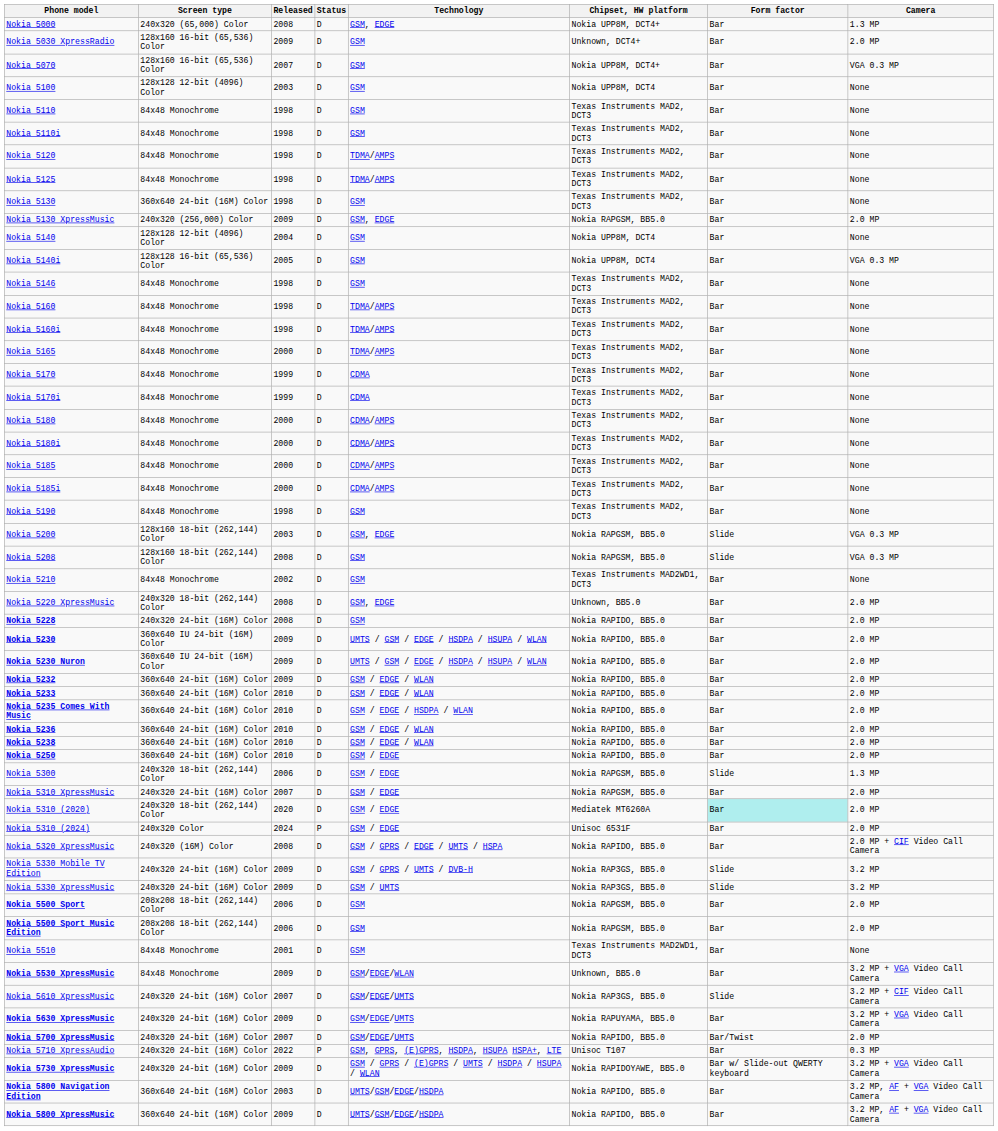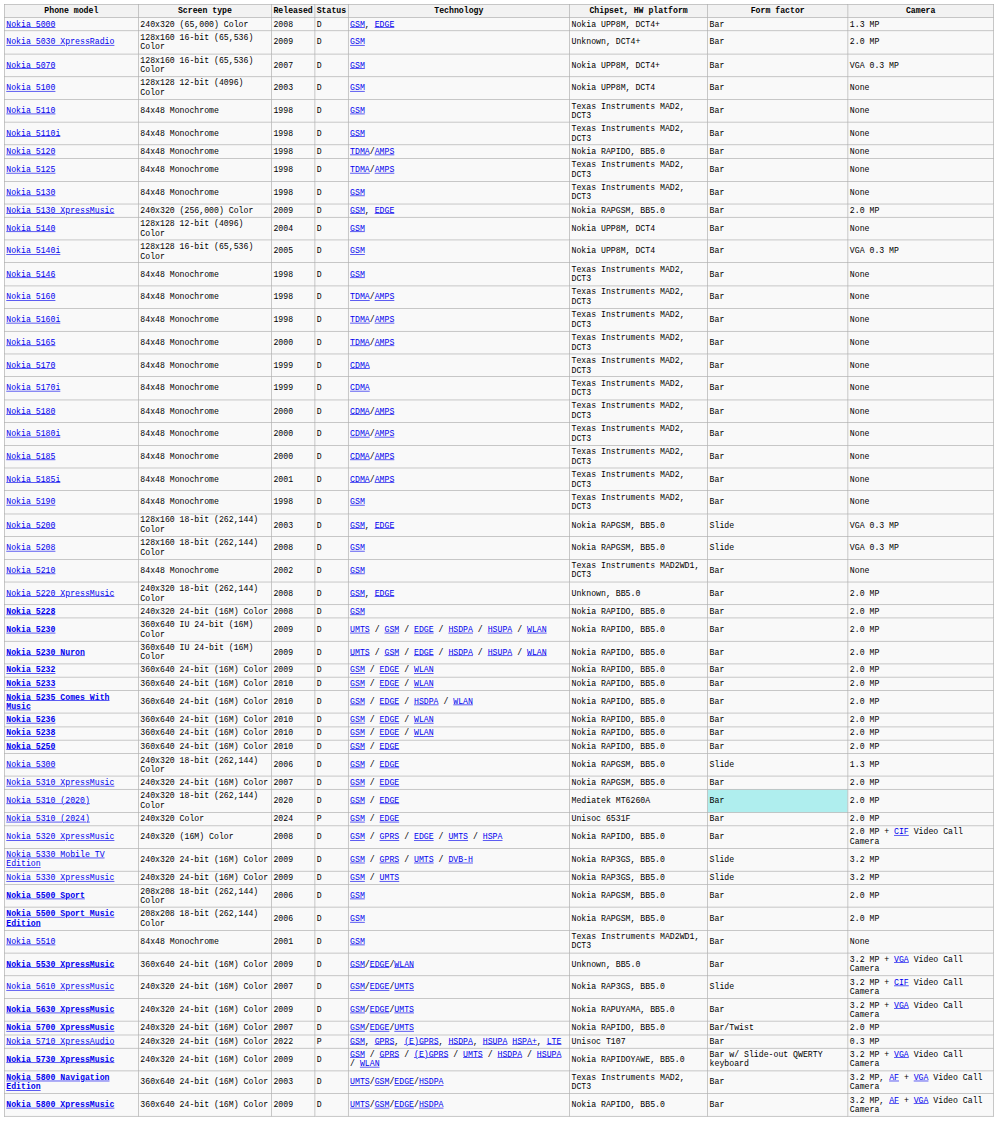(628, 156) Texas Instruments MAD2, DCT3 -> (618, 152) Nokia RAPIDO, BB5.0
(204, 202) 360x640 24-bit (16M) Color -> (180, 193) 84x48 Monochrome
(283, 489) 2000 -> (283, 479) 2001
(180, 974) 84x48 Monochrome -> (204, 964) 360x640 24-bit (16M) Color
(618, 1092) Nokia RAPIDO, BB5.0 -> (628, 1082) Texas Instruments MAD2, DCT3
